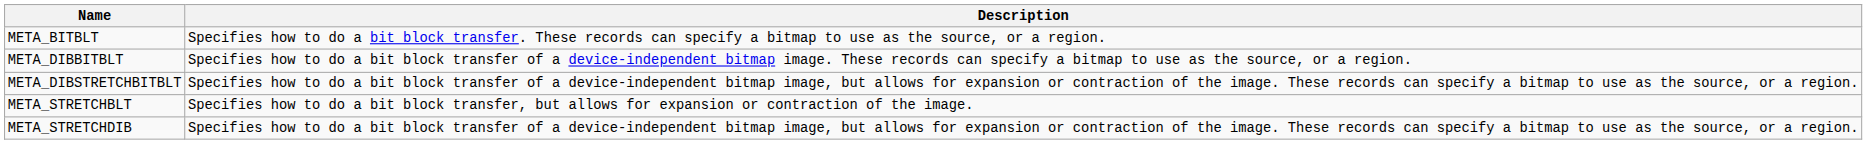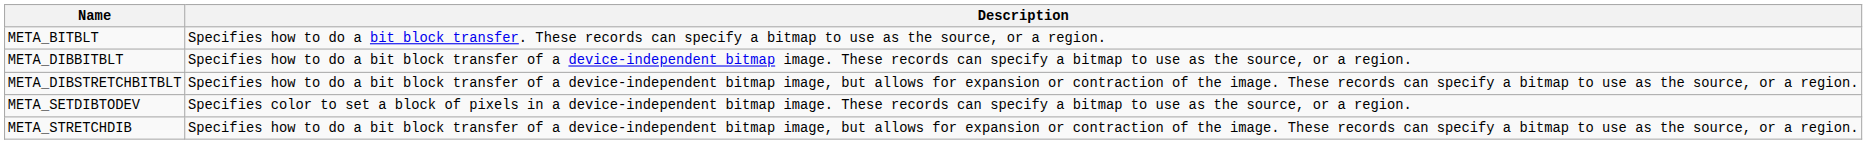+ row: (74, 106)
- row: (70, 106)
